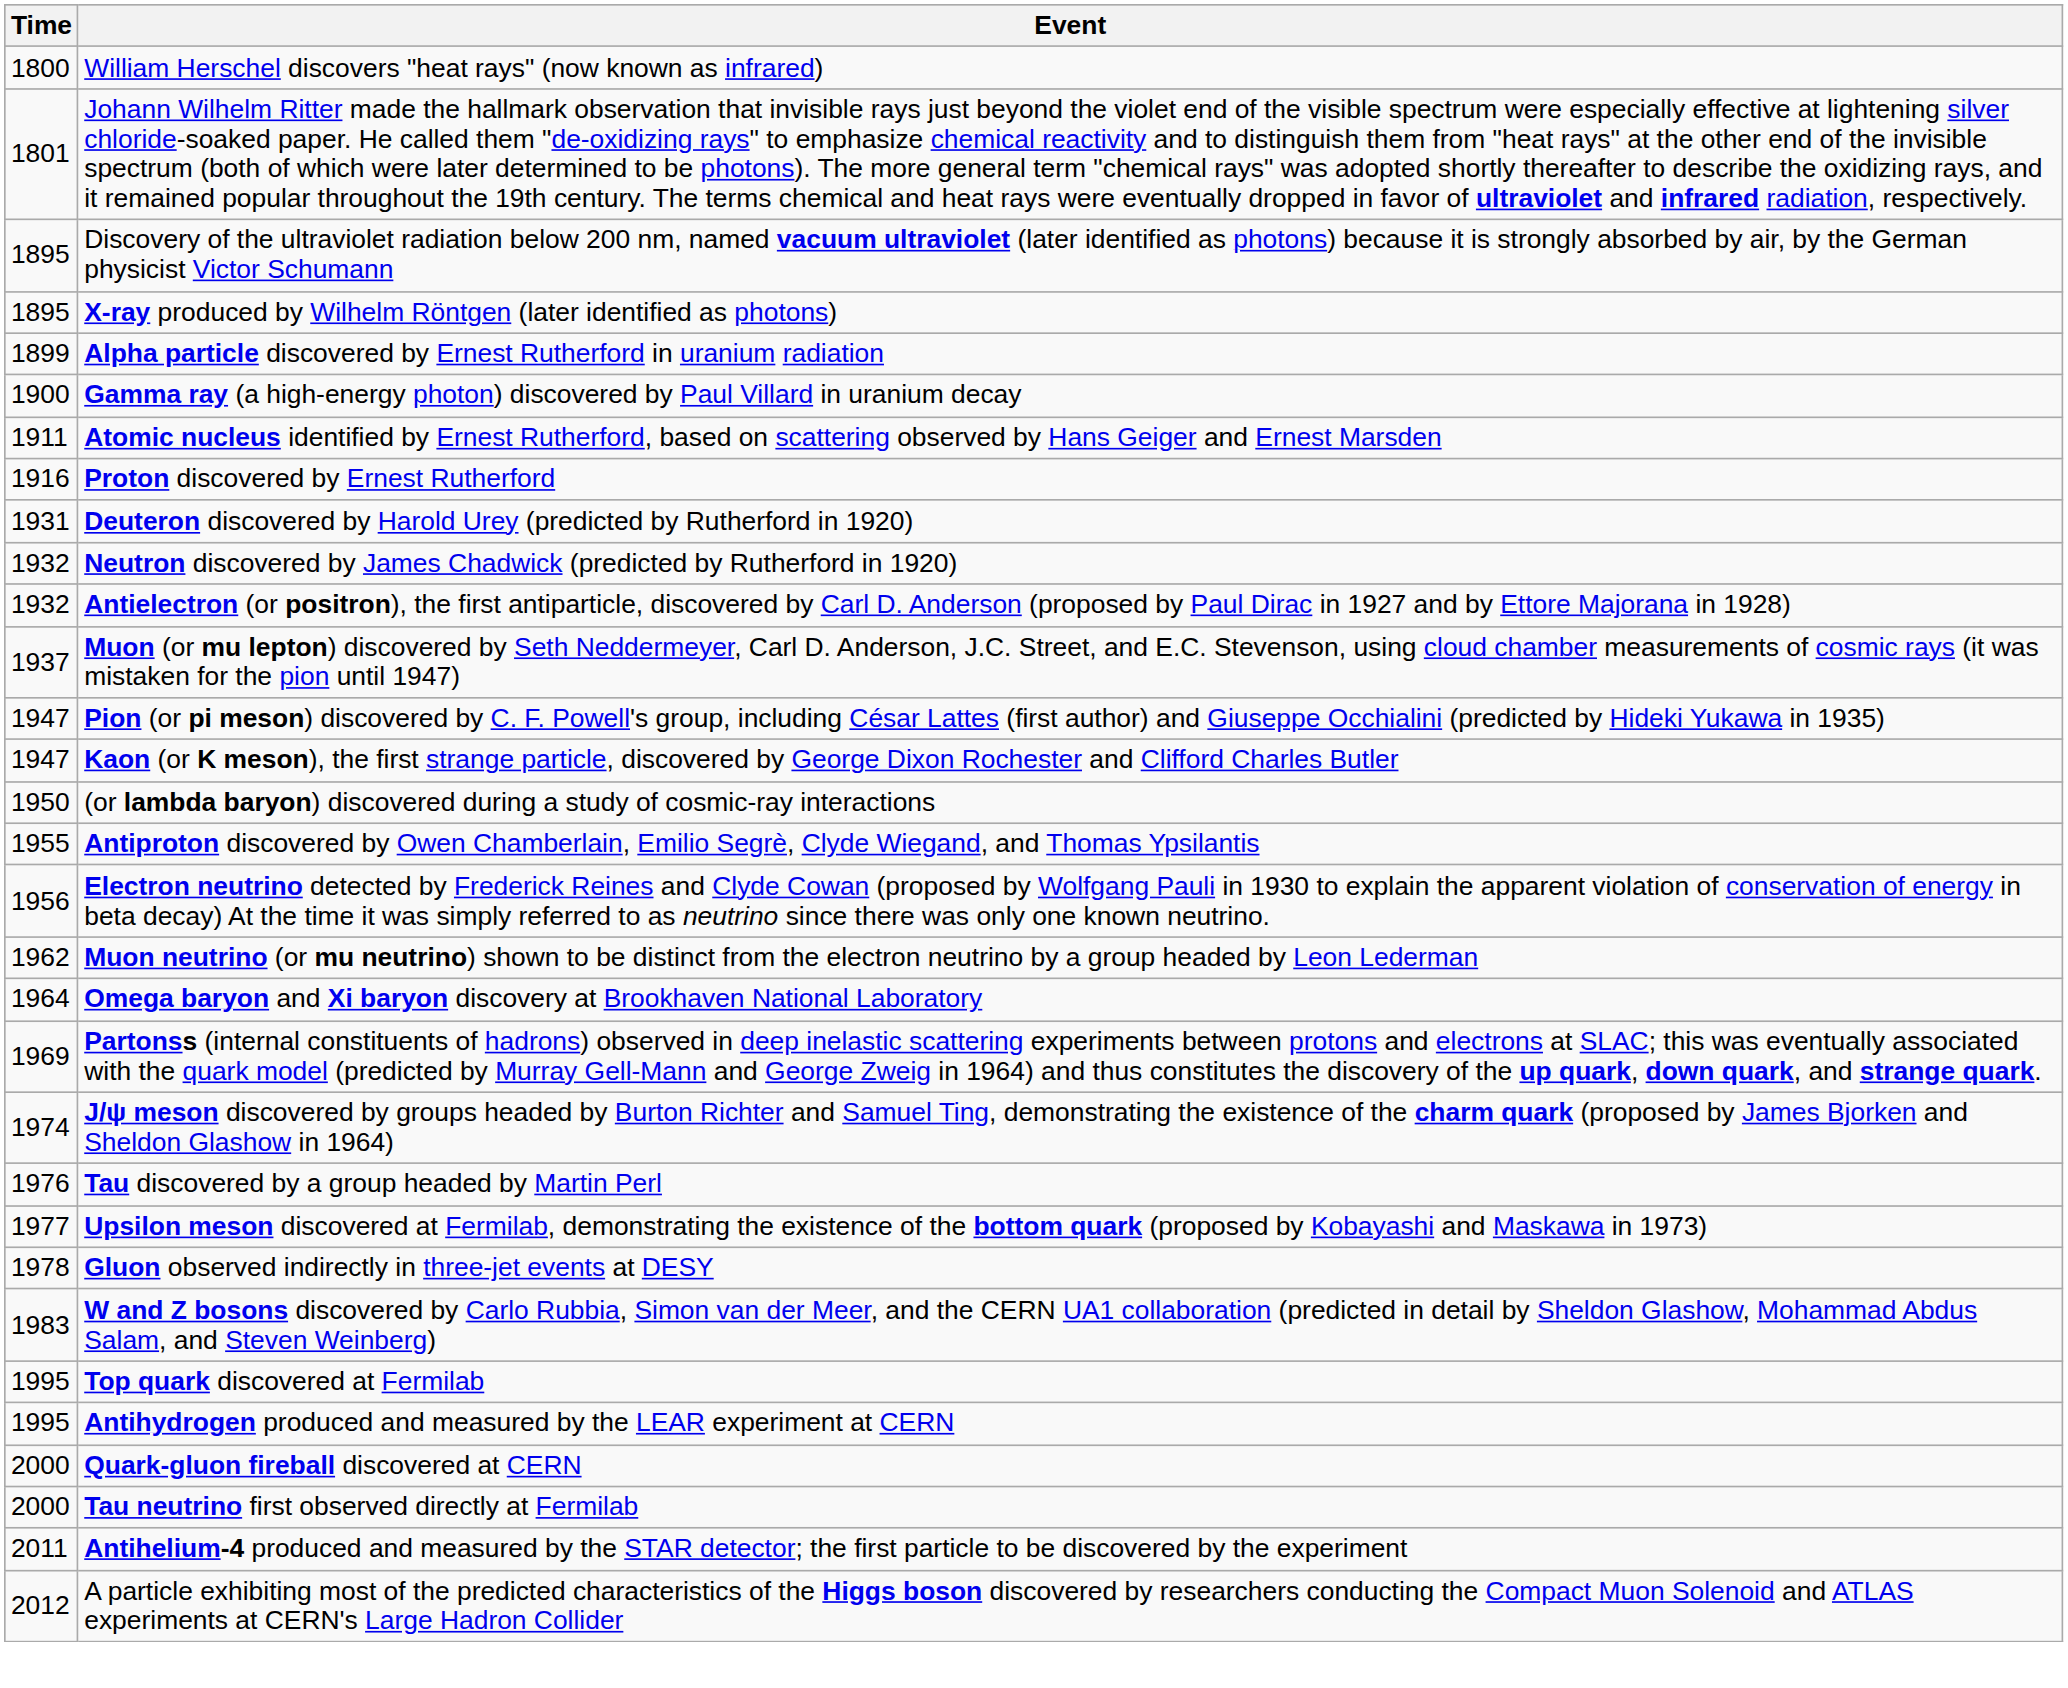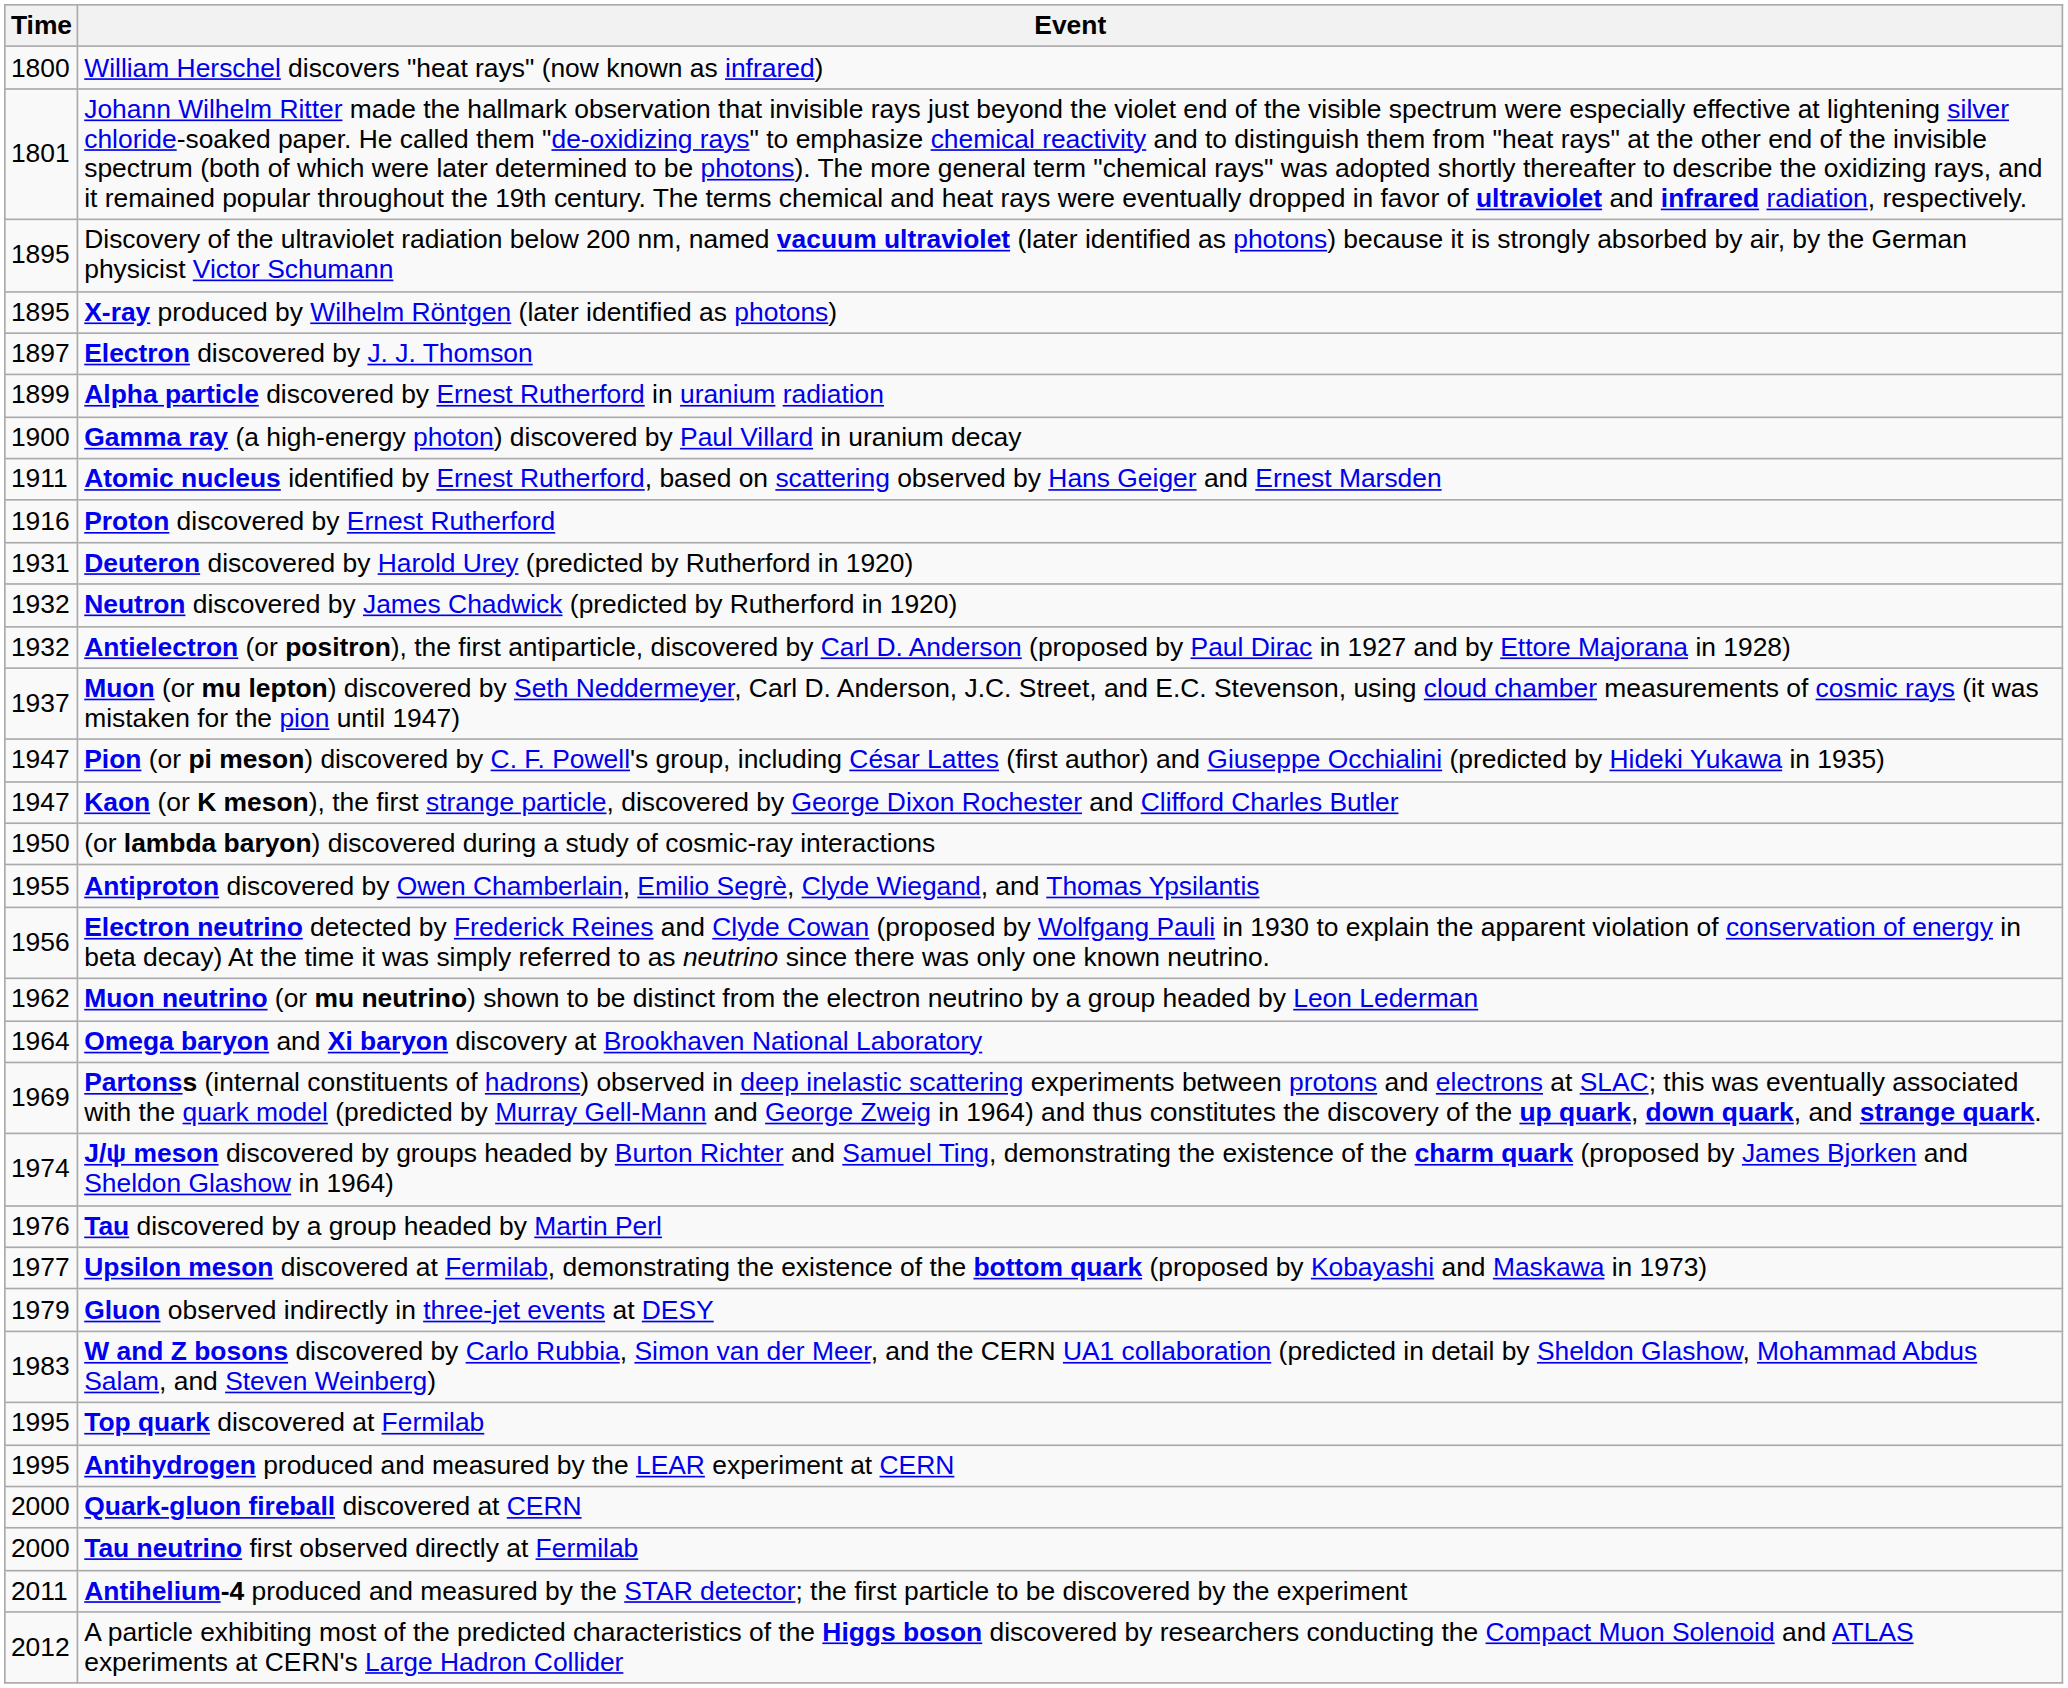+ row: (308, 353)
(40, 1267) 1978 -> (40, 1309) 1979
